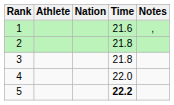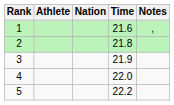(122, 60) 21.8 -> (122, 60) 21.9
(122, 92) bold -> (122, 92) normal
